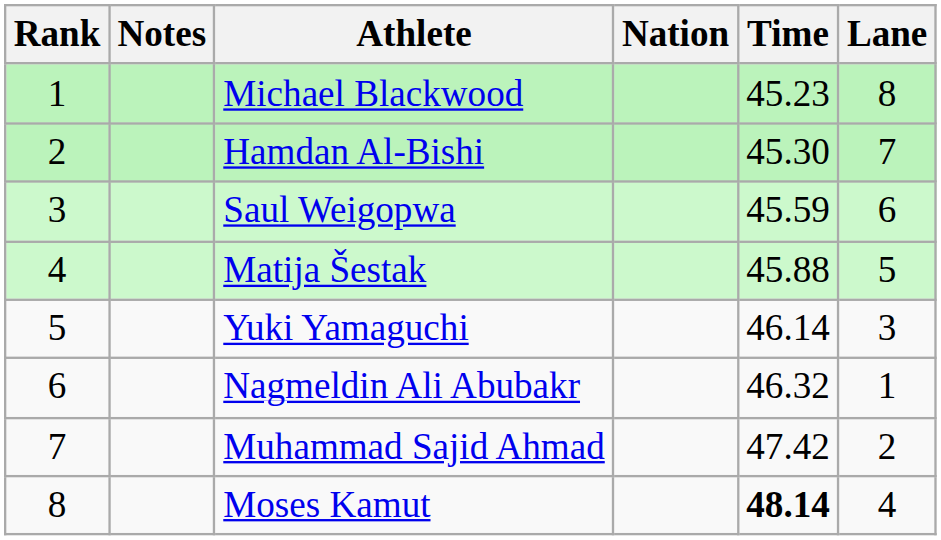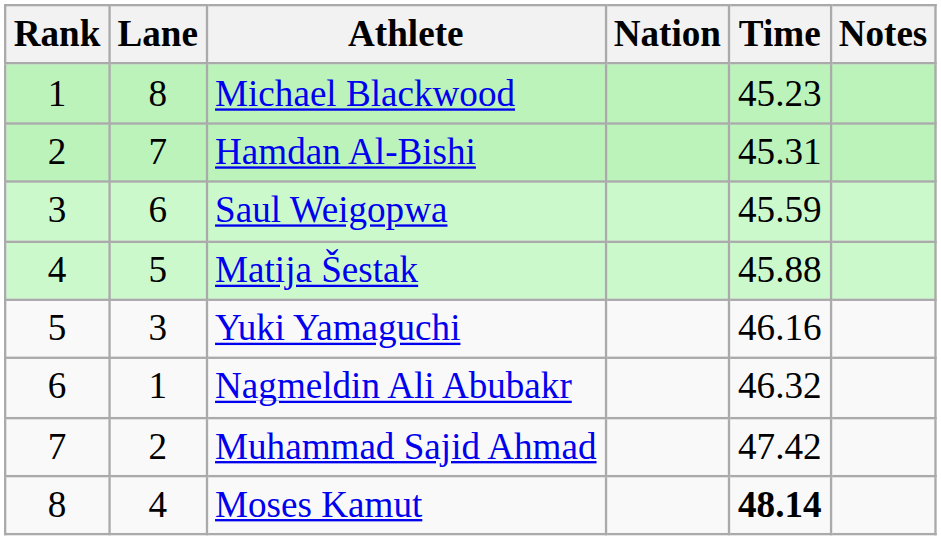columns swapped: (887, 33) <-> (162, 33)
(788, 151) 45.30 -> (780, 151) 45.31
(788, 328) 46.14 -> (780, 328) 46.16
